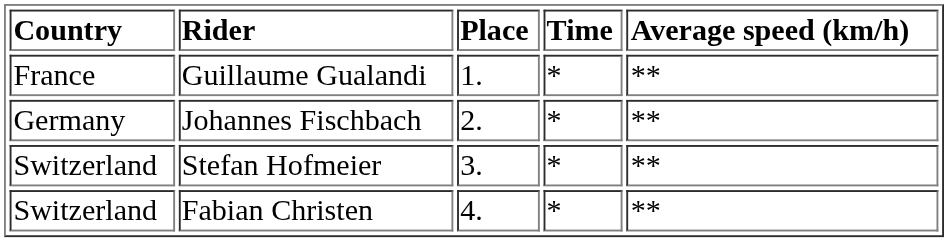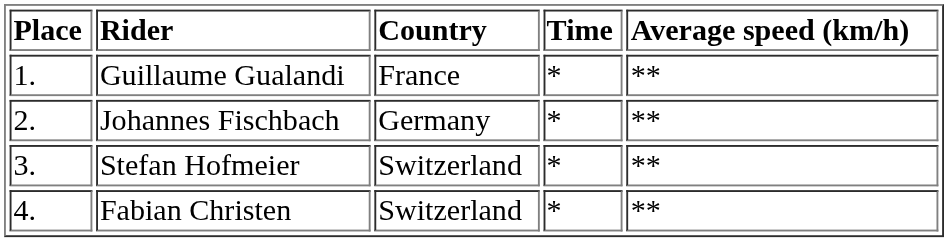columns swapped: (494, 29) <-> (68, 29)
